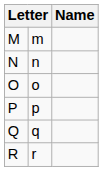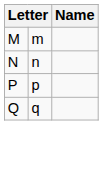- row: (13, 85)
- row: (13, 154)
